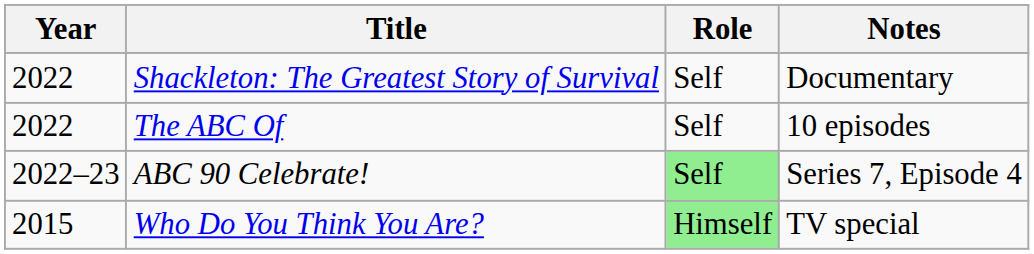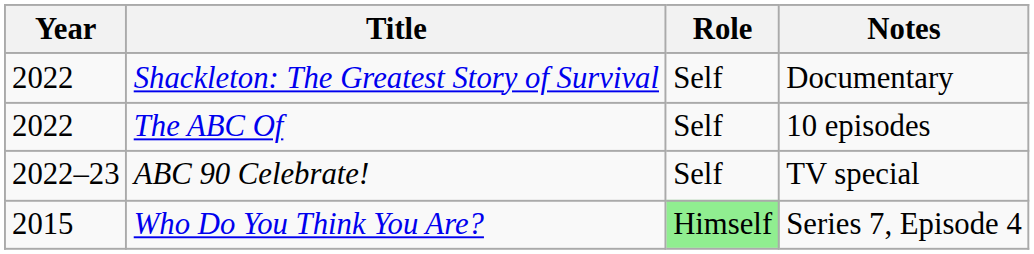(698, 175) lightgreen background -> (698, 175) no background
(904, 175) Series 7, Episode 4 -> (853, 175) TV special
(853, 223) TV special -> (904, 223) Series 7, Episode 4
